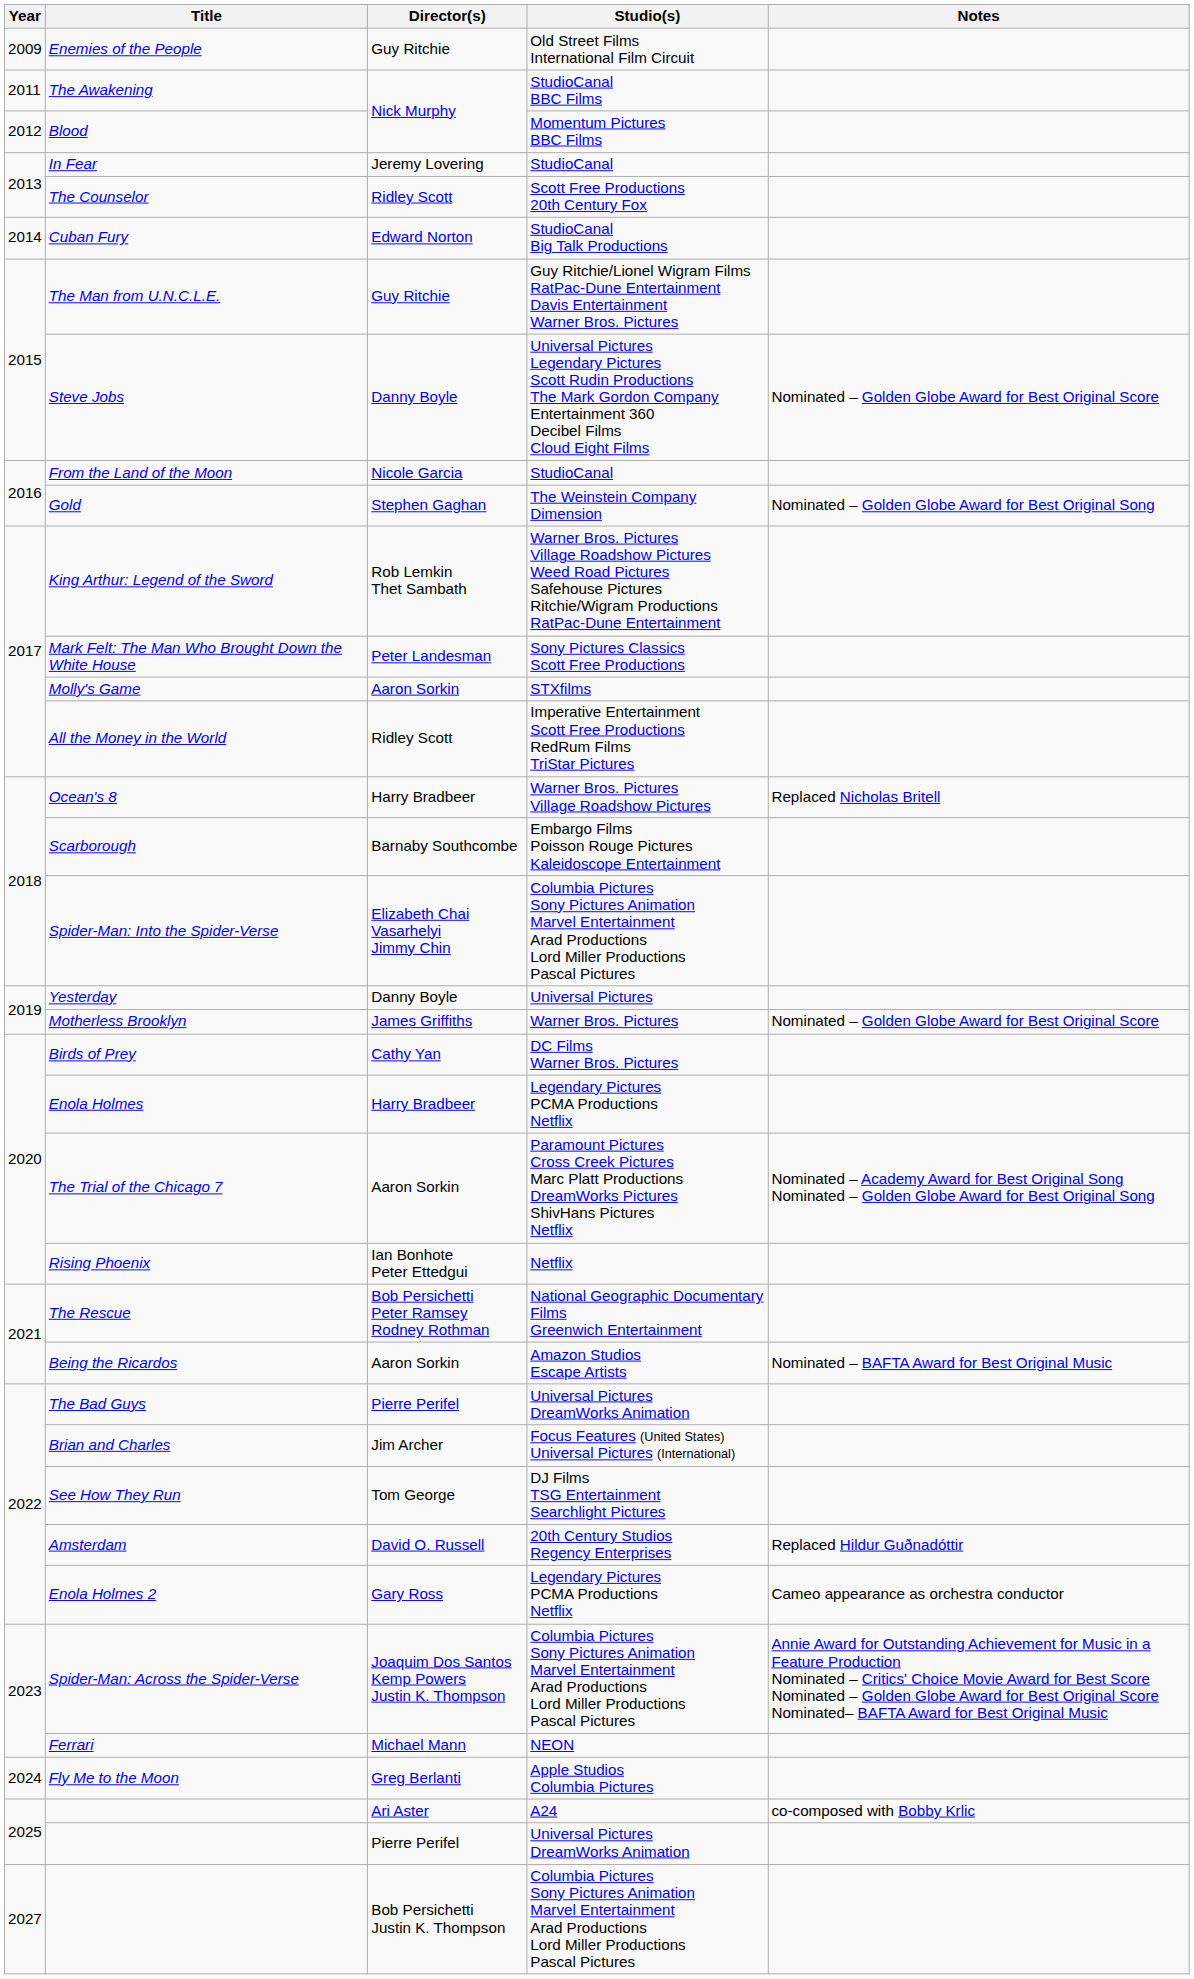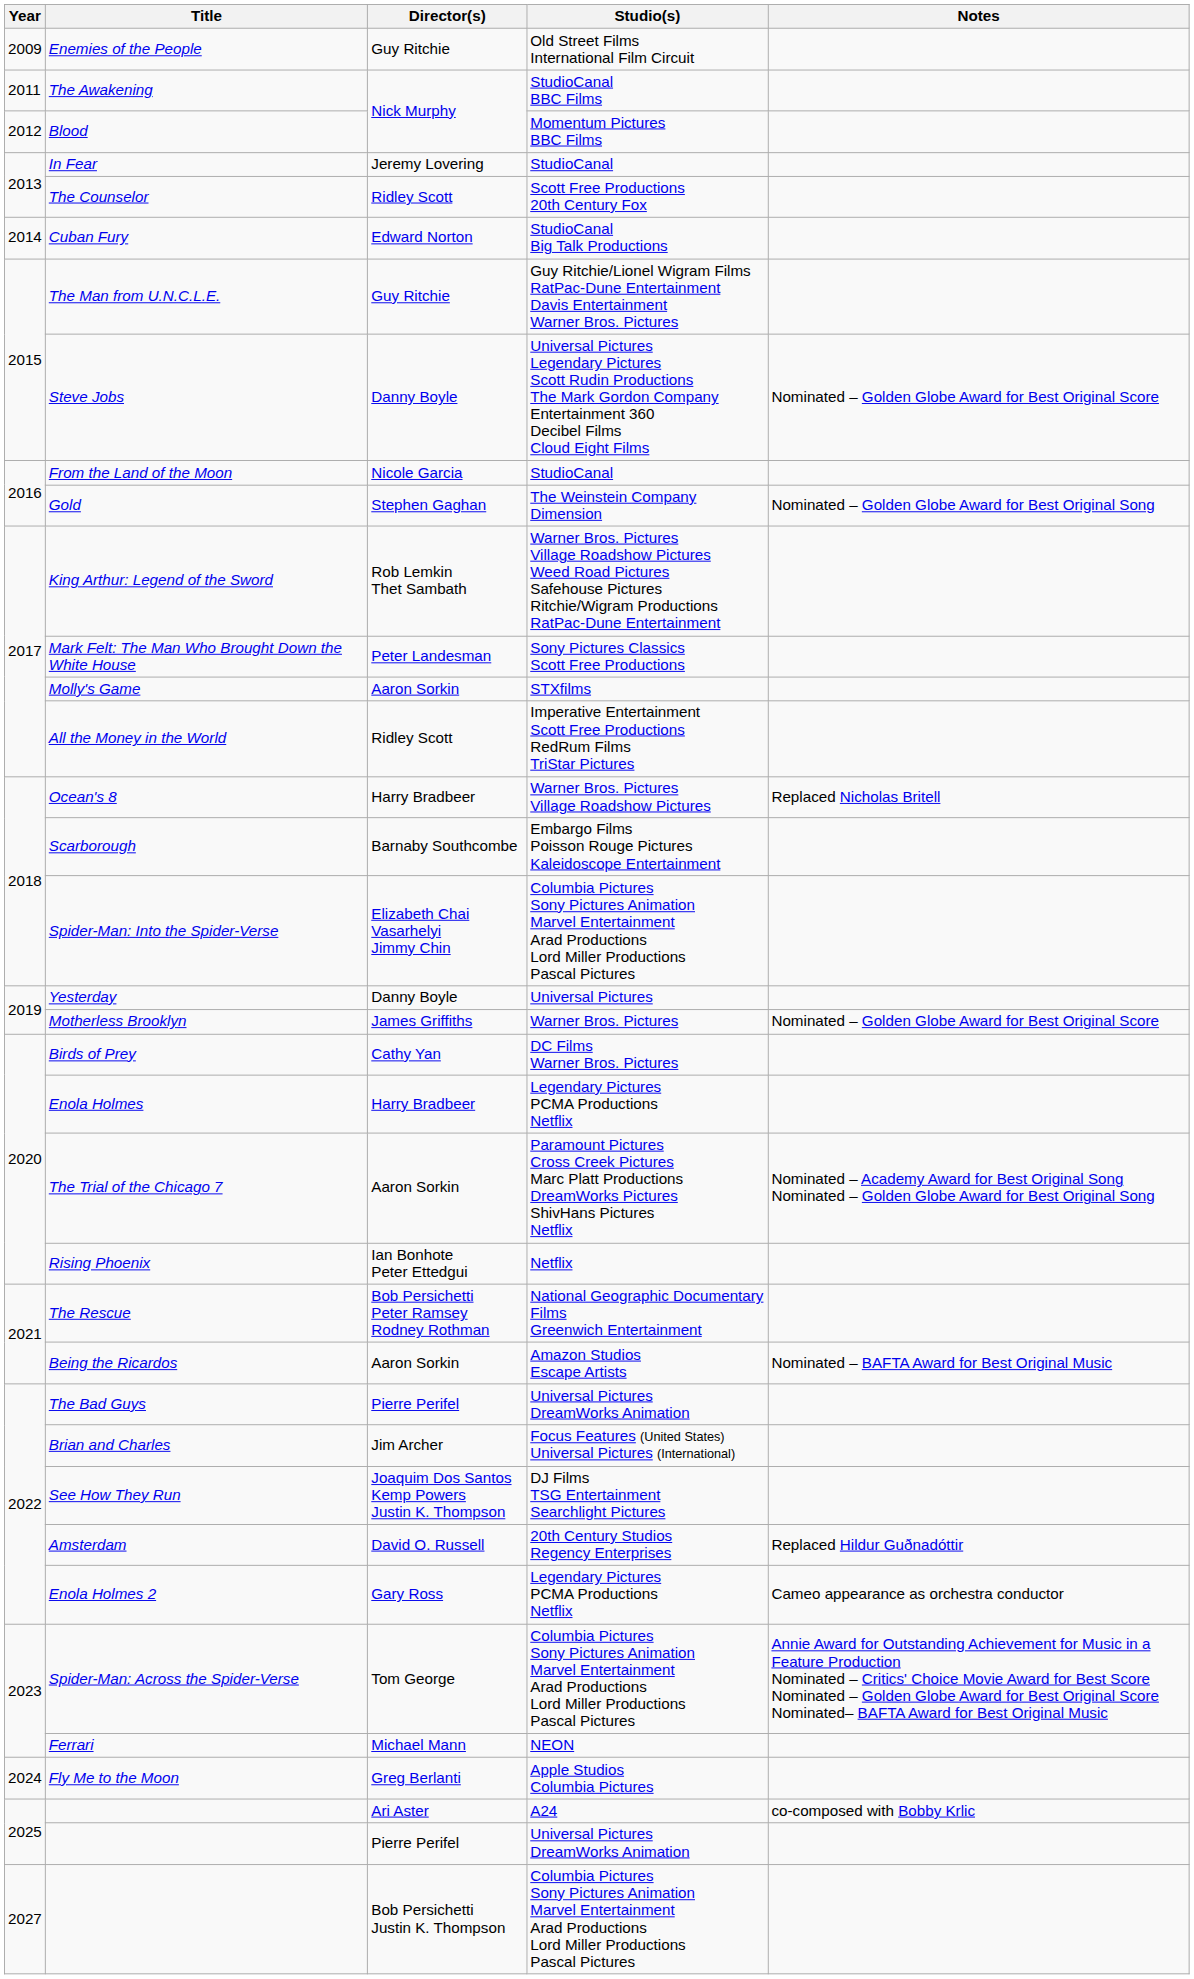(413, 1495) Tom George -> (441, 1495) Joaquim Dos Santos Kemp Powers Justin K. Thompson
(441, 1678) Joaquim Dos Santos Kemp Powers Justin K. Thompson -> (413, 1678) Tom George
